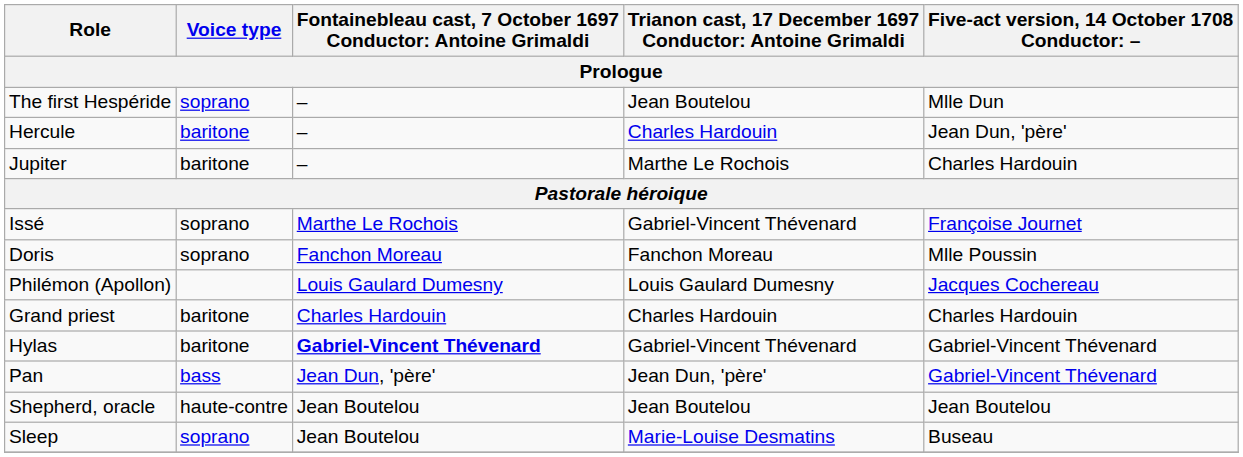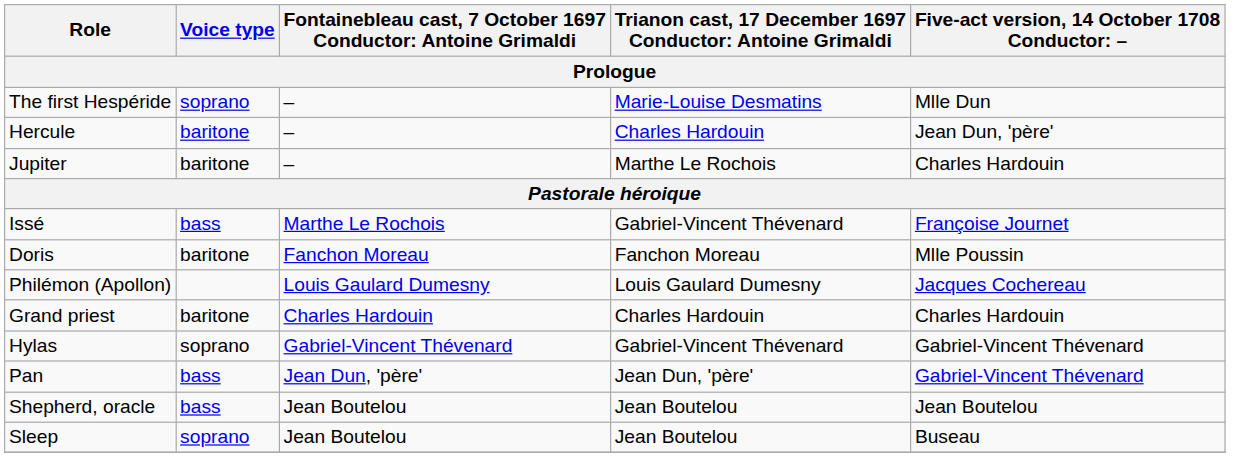(689, 102) Jean Boutelou -> (718, 102) Marie-Louise Desmatins
(215, 224) soprano -> (200, 224) bass
(215, 254) soprano -> (215, 254) baritone
(215, 345) baritone -> (215, 345) soprano
(419, 345) bold -> (398, 345) normal
(234, 406) haute-contre -> (200, 406) bass
(731, 437) Marie-Louise Desmatins -> (676, 437) Jean Boutelou
